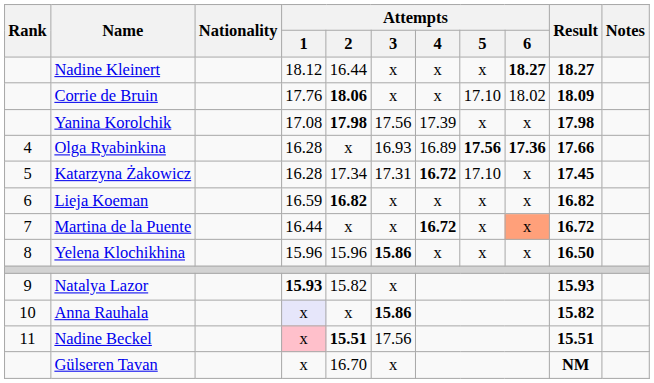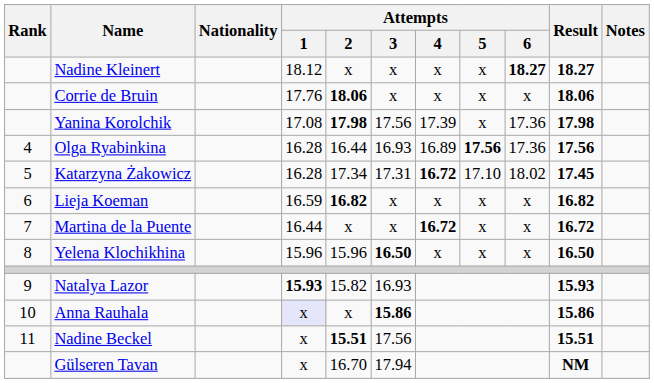(348, 69) 16.44 -> (348, 69) x
(482, 95) 17.10 -> (482, 95) x
(527, 95) 18.02 -> (527, 95) x
(576, 95) 18.09 -> (576, 95) 18.06
(527, 122) x -> (527, 122) 17.36
(348, 148) x -> (348, 148) 16.44
(527, 148) bold -> (527, 148) normal
(576, 148) 17.66 -> (576, 148) 17.56
(527, 174) x -> (527, 174) 18.02
(527, 226) lightsalmon background -> (527, 226) no background
(393, 252) 15.86 -> (393, 252) 16.50
(393, 286) x -> (393, 286) 16.93
(576, 312) 15.82 -> (576, 312) 15.86
(304, 338) pink background -> (304, 338) no background
(393, 364) x -> (393, 364) 17.94
